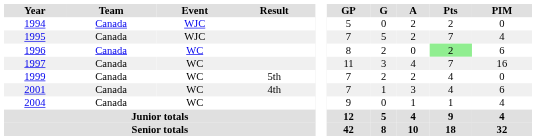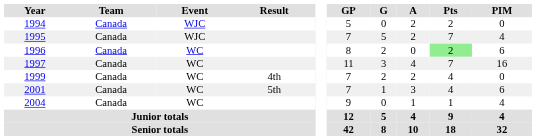(274, 76) 5th -> (274, 76) 4th
(274, 89) 4th -> (274, 89) 5th
